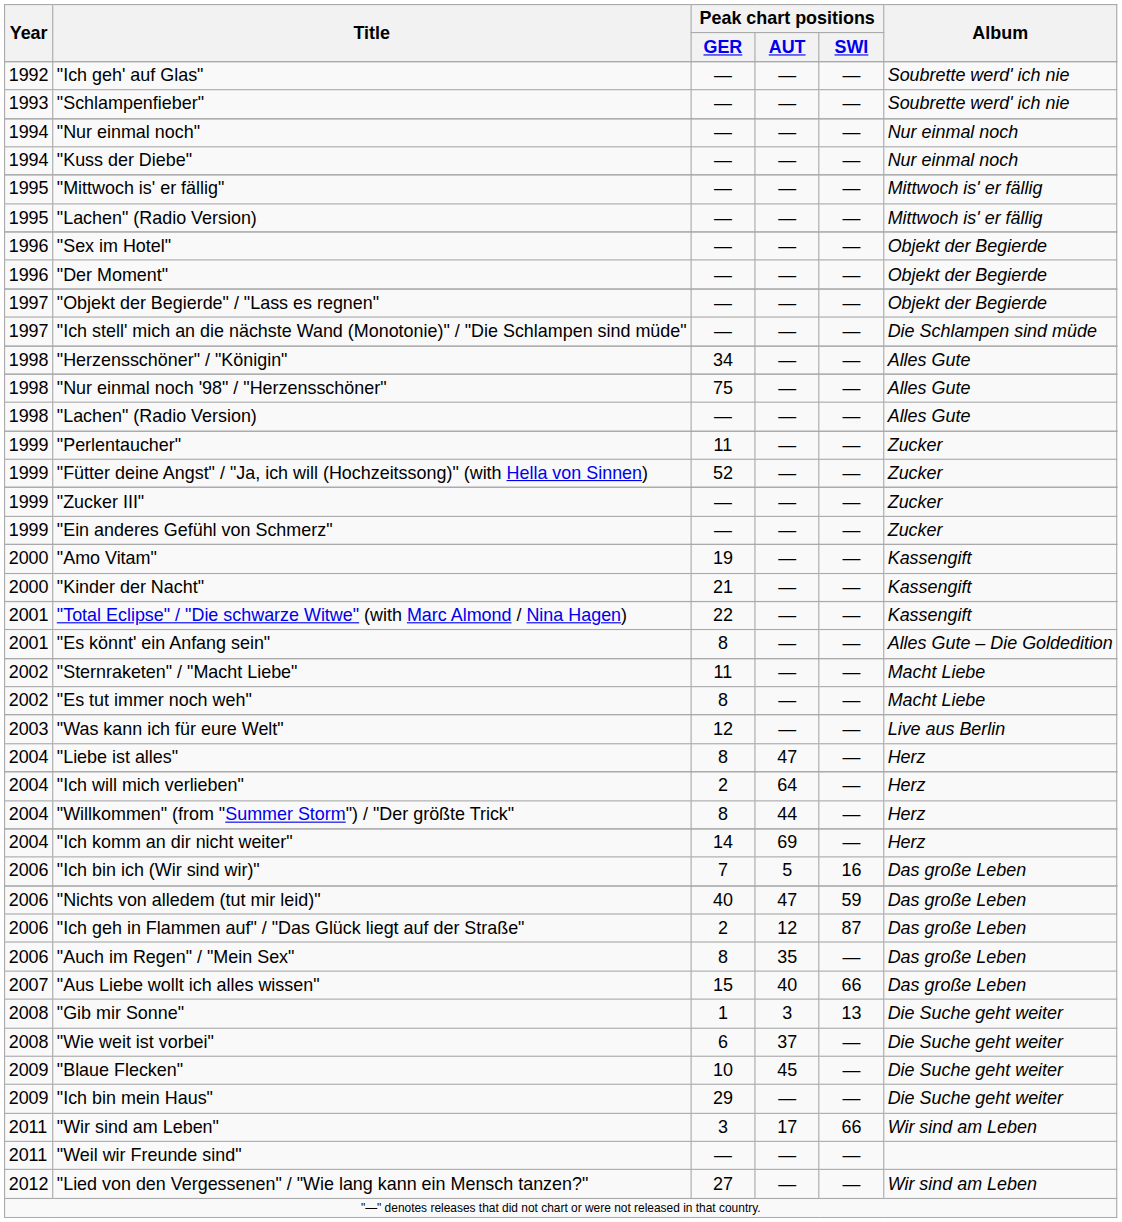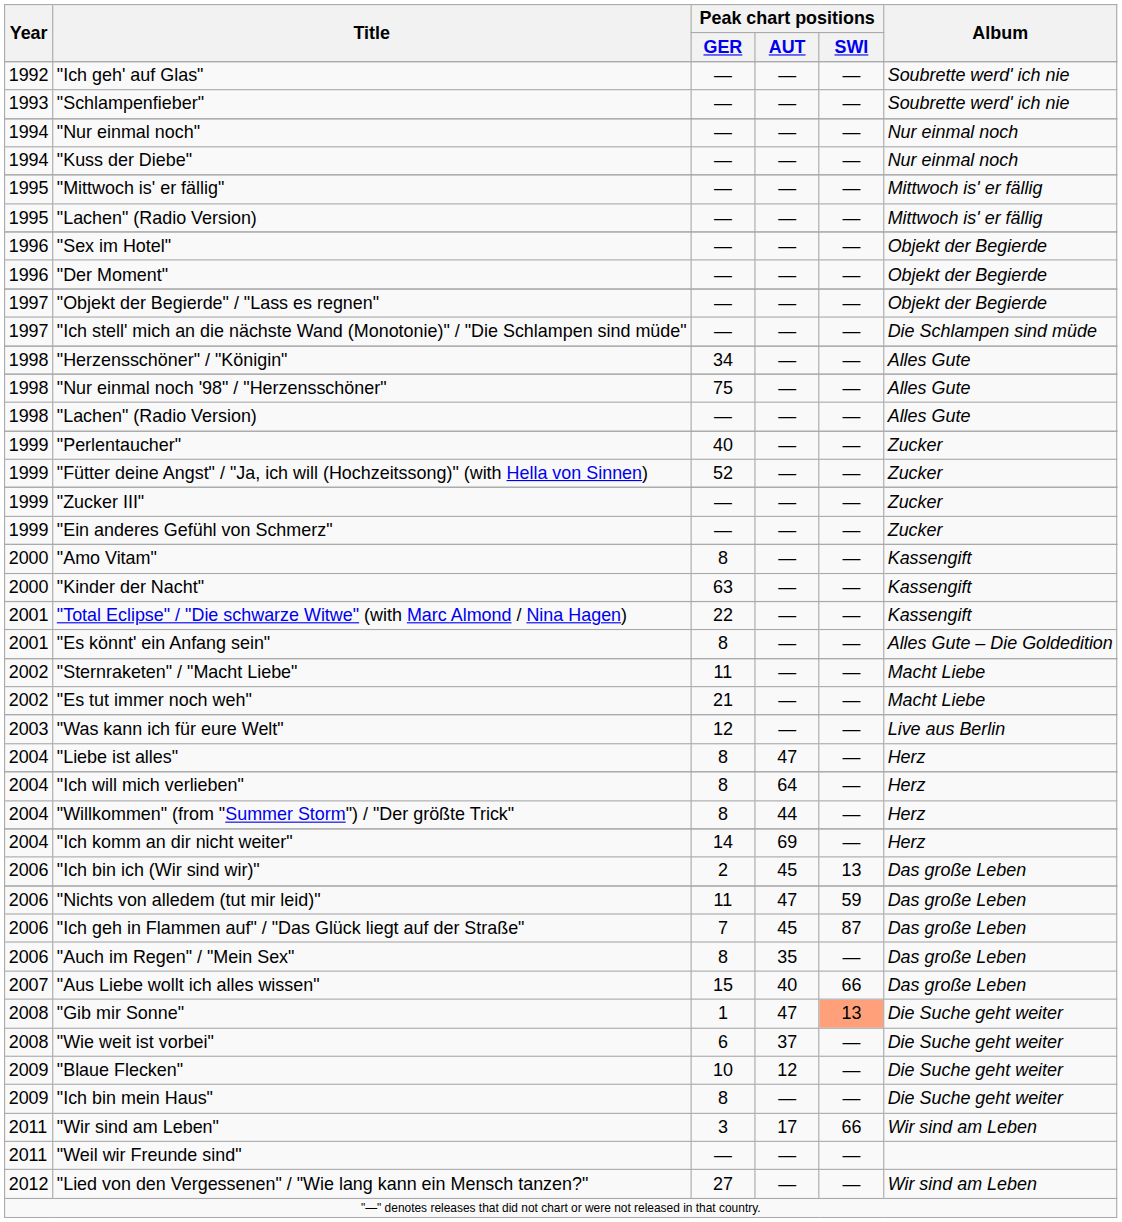(723, 445) 11 -> (723, 445) 40
(723, 558) 19 -> (723, 558) 8
(723, 587) 21 -> (723, 587) 63
(723, 700) 8 -> (723, 700) 21
(723, 786) 2 -> (723, 786) 8
(723, 871) 7 -> (723, 871) 2
(787, 871) 5 -> (787, 871) 45
(851, 871) 16 -> (851, 871) 13
(723, 899) 40 -> (723, 899) 11
(723, 928) 2 -> (723, 928) 7
(787, 928) 12 -> (787, 928) 45
(787, 1013) 3 -> (787, 1013) 47
(851, 1013) no background -> (851, 1013) lightsalmon background
(787, 1070) 45 -> (787, 1070) 12
(723, 1098) 29 -> (723, 1098) 8
